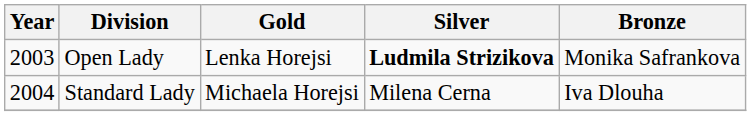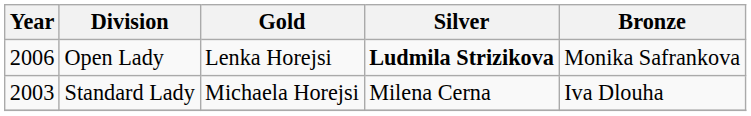(32, 57) 2003 -> (32, 57) 2006
(32, 92) 2004 -> (32, 92) 2003
